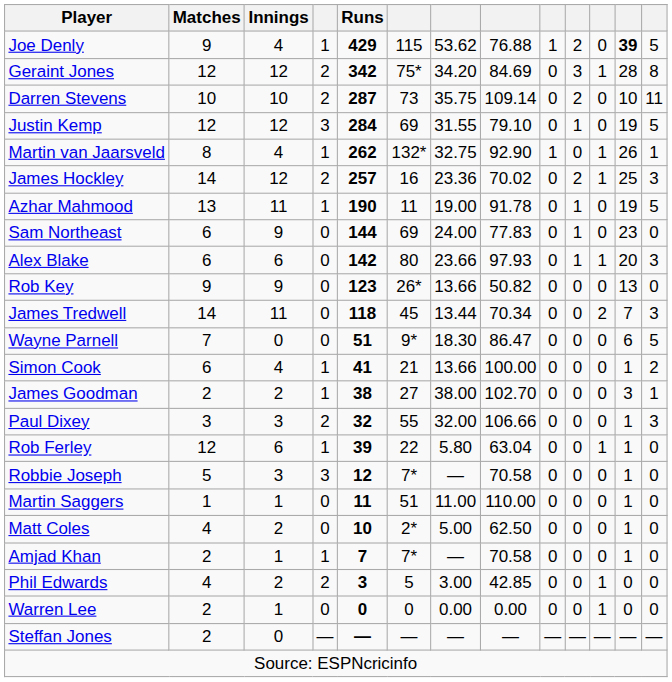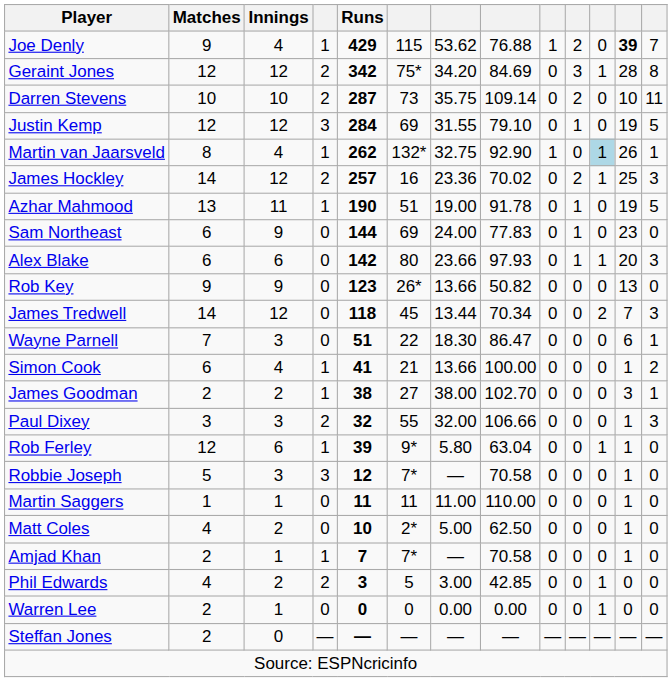(654, 44) 5 -> (654, 44) 7
(602, 152) no background -> (602, 152) lightblue background
(409, 206) 11 -> (409, 206) 51
(279, 313) 11 -> (279, 313) 12
(279, 340) 0 -> (279, 340) 3
(409, 340) 9* -> (409, 340) 22
(654, 340) 5 -> (654, 340) 1
(409, 448) 22 -> (409, 448) 9*
(409, 502) 51 -> (409, 502) 11
